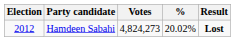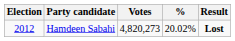(140, 28) 4,824,273 -> (140, 28) 4,820,273
